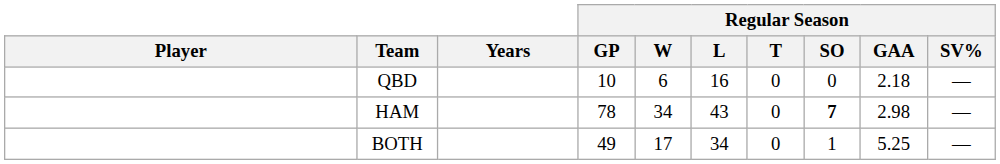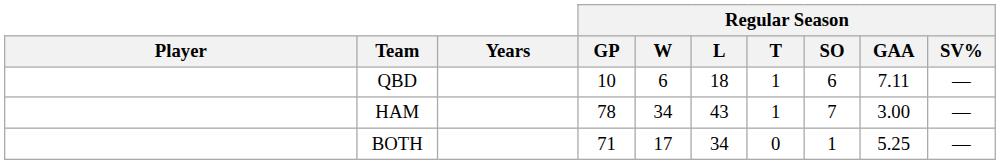(719, 82) 16 -> (719, 82) 18
(776, 82) 0 -> (776, 82) 1
(832, 82) 0 -> (832, 82) 6
(894, 82) 2.18 -> (894, 82) 7.11
(776, 112) 0 -> (776, 112) 1
(832, 112) bold -> (832, 112) normal
(894, 112) 2.98 -> (894, 112) 3.00
(607, 143) 49 -> (607, 143) 71
